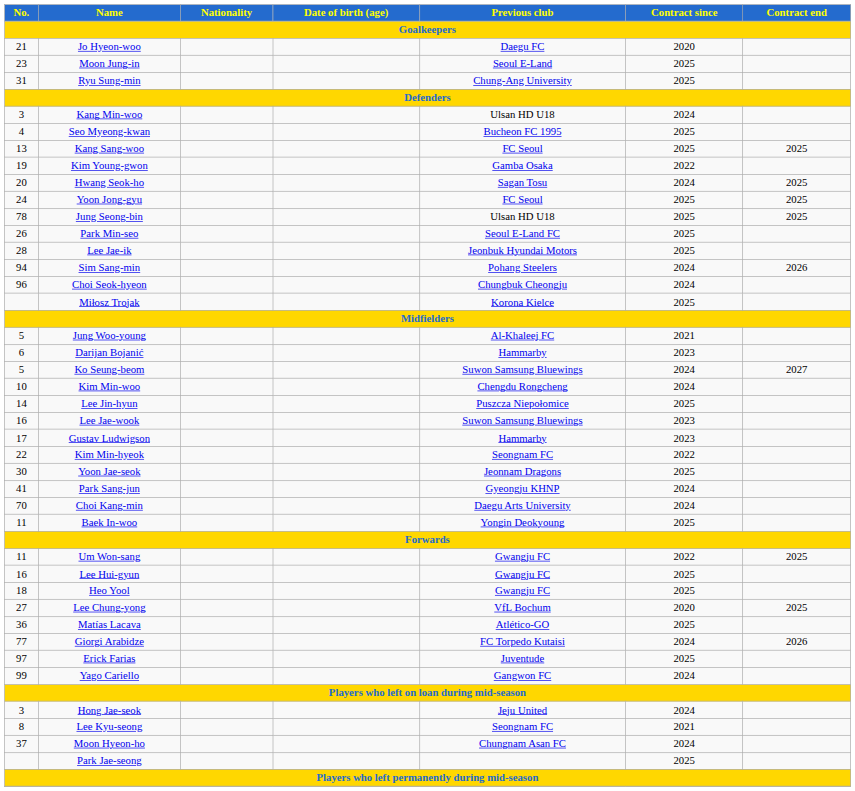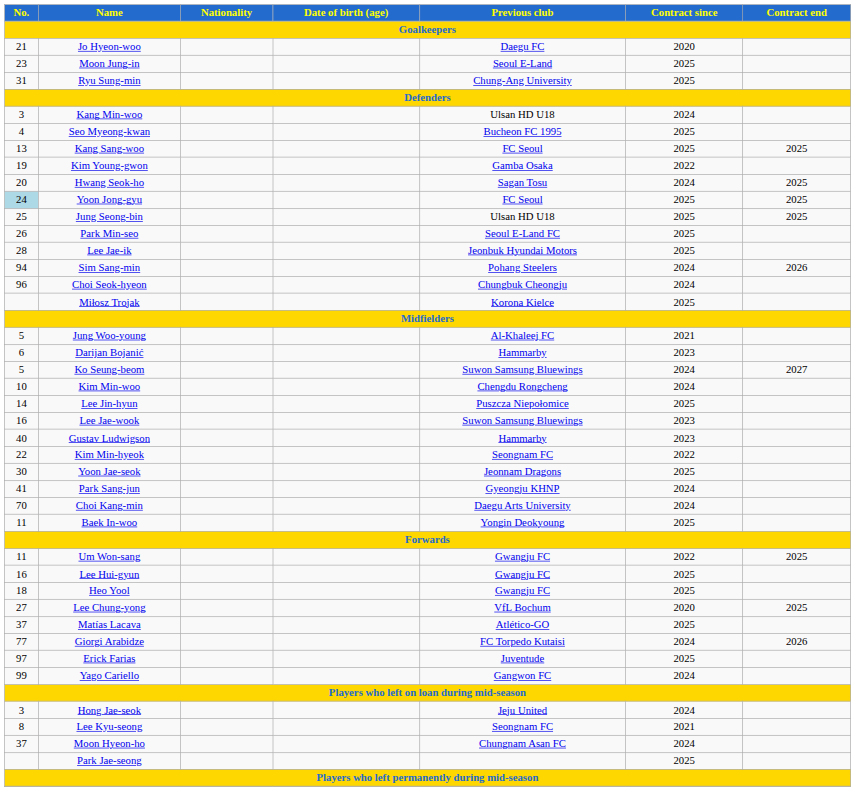(21, 200) no background -> (21, 200) lightblue background
(21, 217) 78 -> (21, 217) 25
(21, 438) 17 -> (21, 438) 40
(21, 625) 36 -> (21, 625) 37
